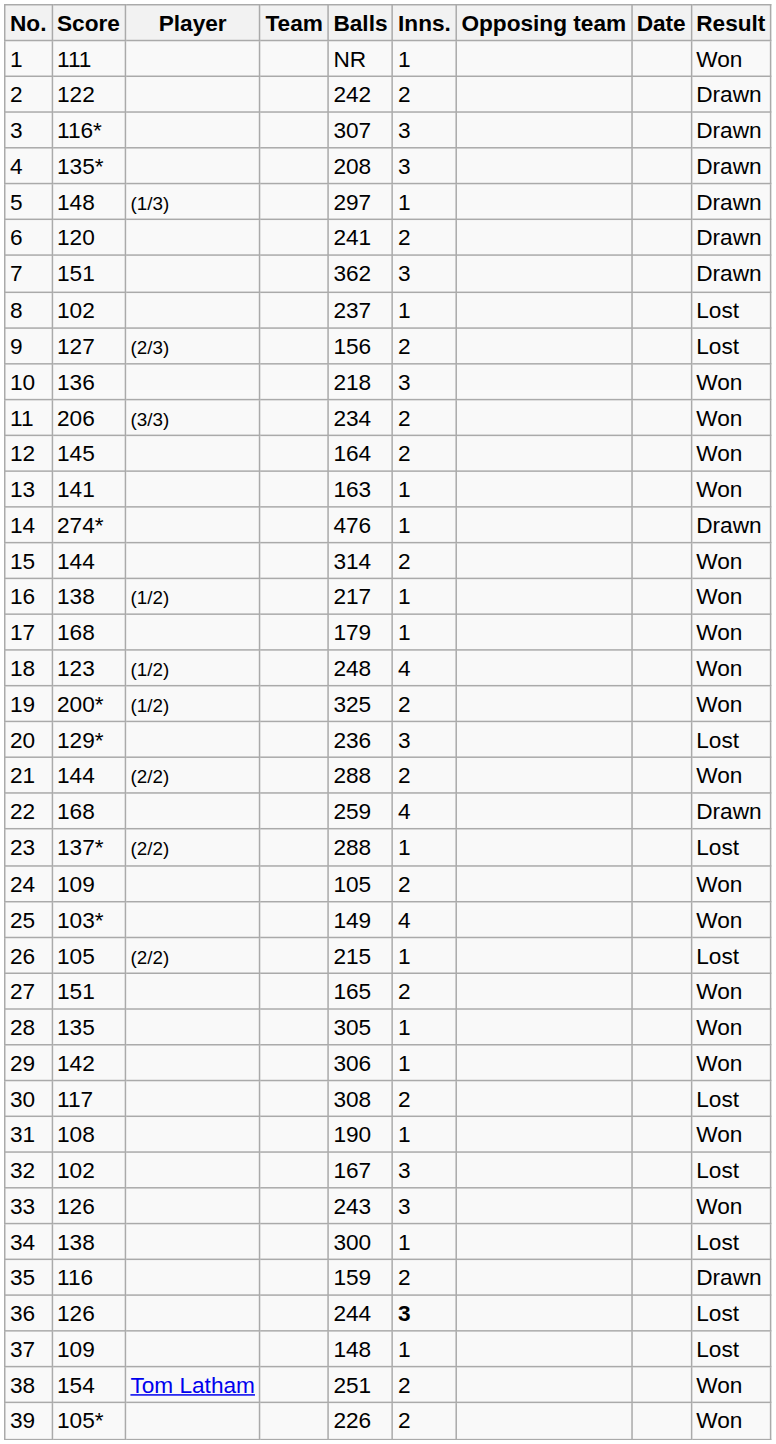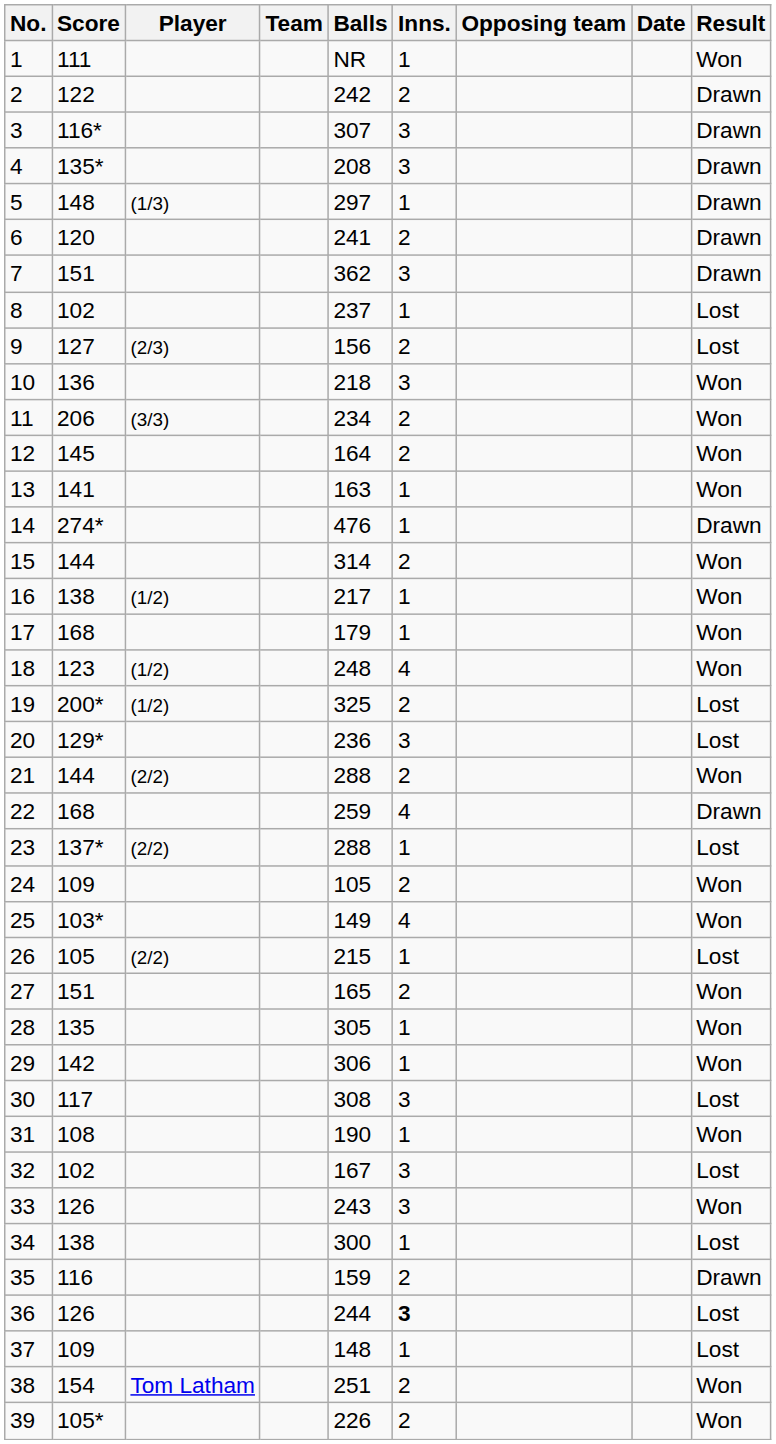(719, 704) Won -> (718, 704) Lost
(404, 1098) 2 -> (404, 1098) 3
